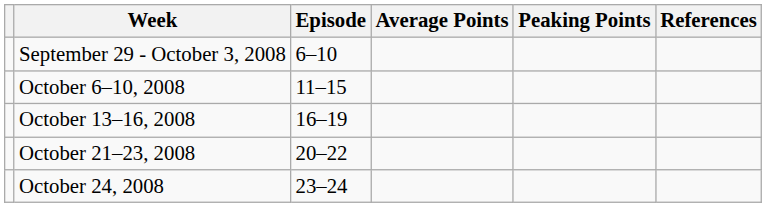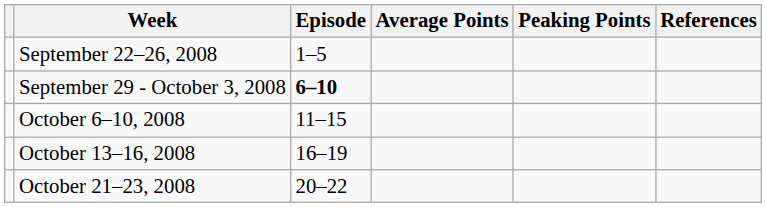+ row: (118, 53)
(316, 53) normal -> (316, 86) bold
- row: (92, 185)
